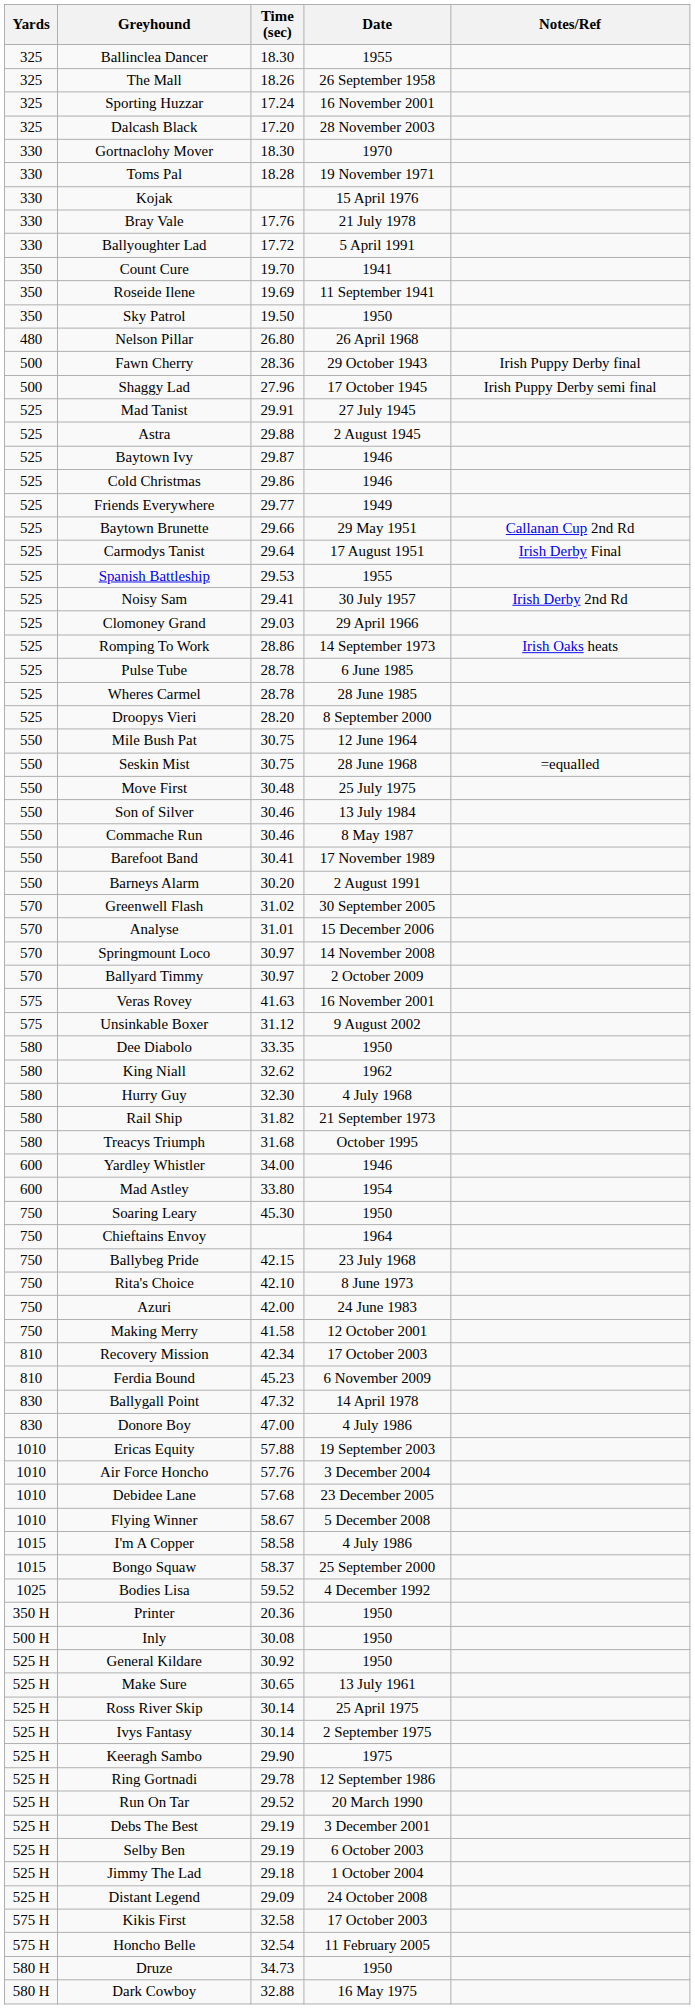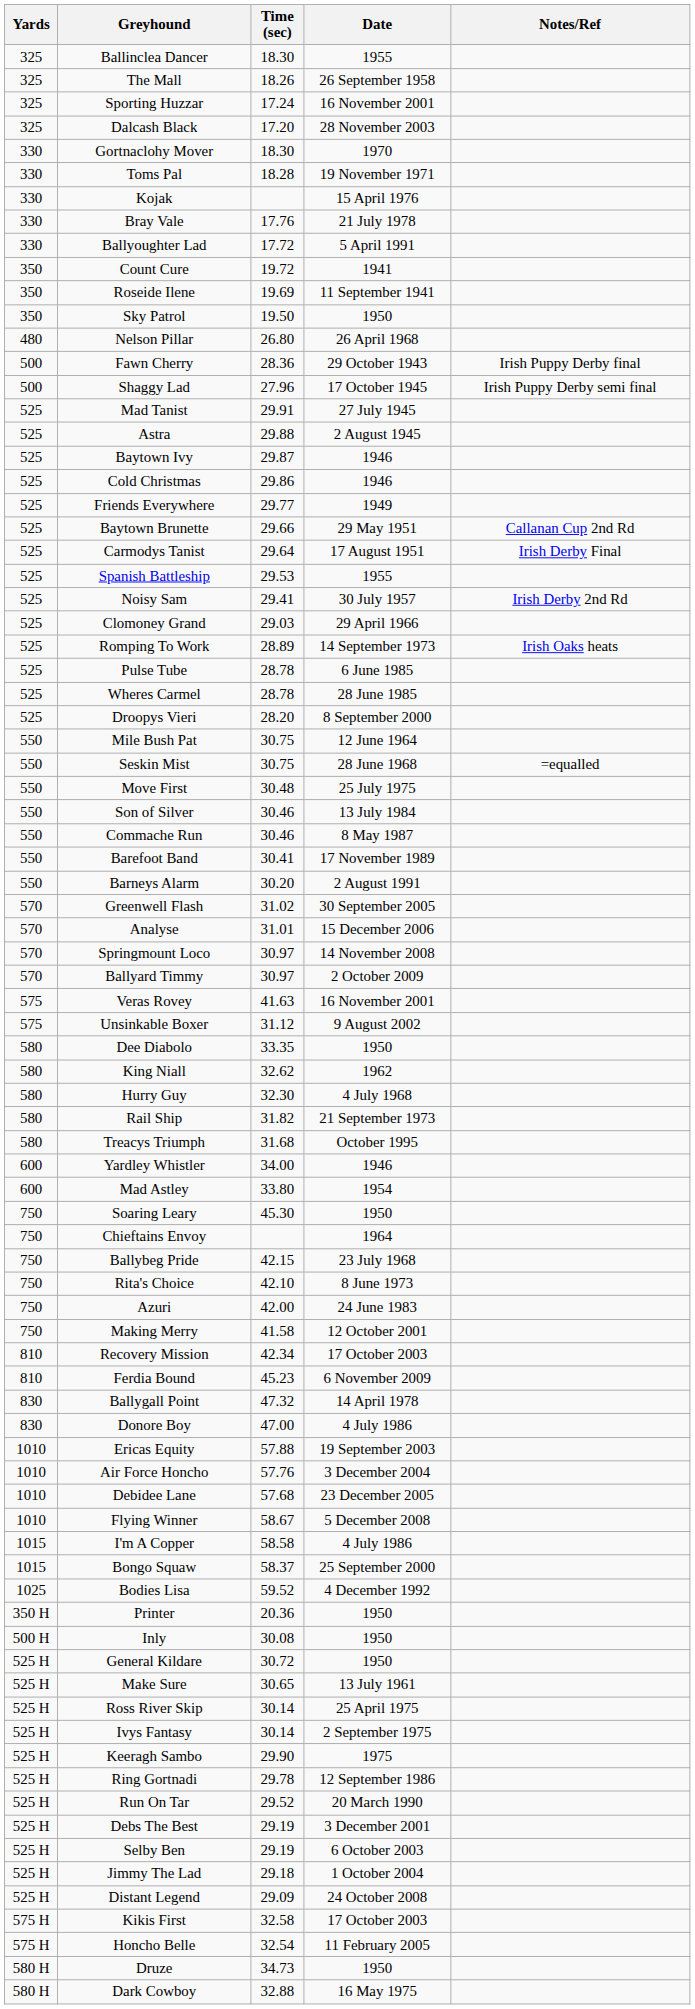(277, 269) 19.70 -> (277, 269) 19.72
(277, 646) 28.86 -> (277, 646) 28.89
(277, 1661) 30.92 -> (277, 1661) 30.72
